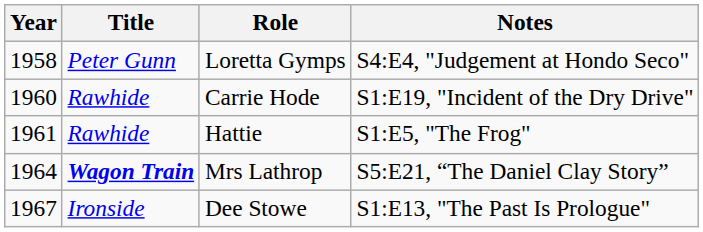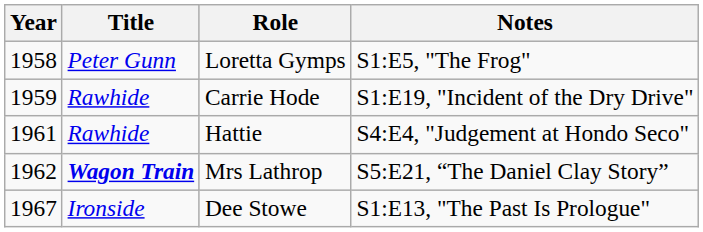(523, 60) S4:E4, "Judgement at Hondo Seco" -> (444, 60) S1:E5, "The Frog"
(33, 97) 1960 -> (33, 97) 1959
(444, 134) S1:E5, "The Frog" -> (523, 134) S4:E4, "Judgement at Hondo Seco"
(33, 171) 1964 -> (33, 171) 1962
